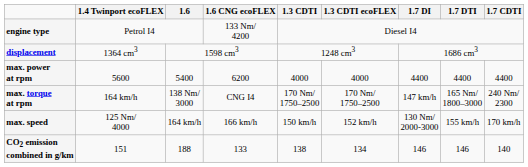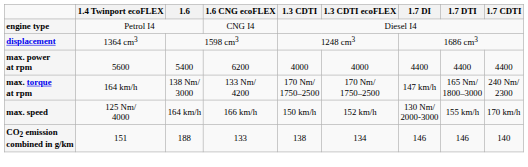(240, 31) 133 Nm/ 4200 -> (240, 26) CNG I4
(240, 98) CNG I4 -> (240, 87) 133 Nm/ 4200
